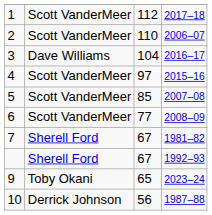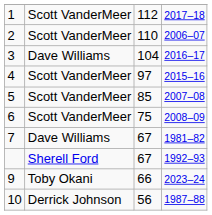(144, 117) 77 -> (144, 117) 75
(63, 138) Sherell Ford -> (69, 138) Dave Williams
(144, 179) 65 -> (144, 179) 66
